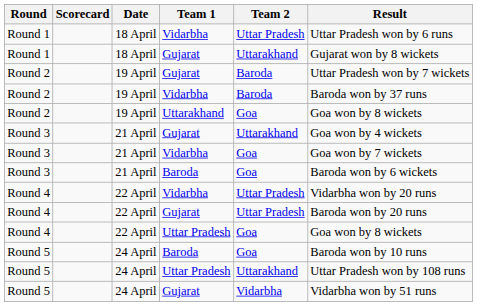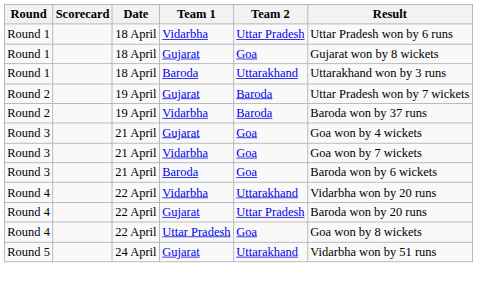(267, 53) Uttarakhand -> (247, 53) Goa
+ row: (29, 73)
- row: (29, 113)
(267, 133) Uttarakhand -> (247, 133) Goa
(270, 192) Uttar Pradesh -> (267, 192) Uttarakhand
- row: (29, 251)
- row: (29, 271)
(259, 291) Vidarbha -> (267, 251) Uttarakhand
